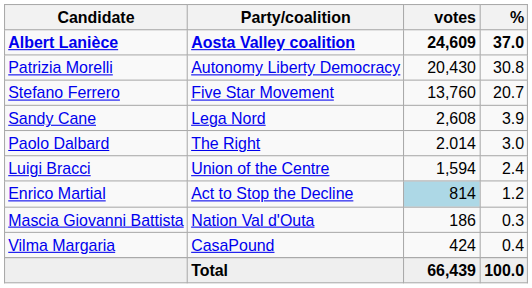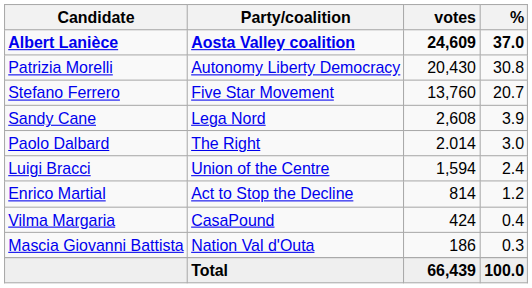(463, 194) lightblue background -> (463, 194) no background
rows swapped: (62, 245) <-> (96, 219)
